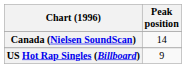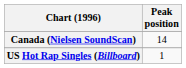(162, 55) 9 -> (162, 55) 1
